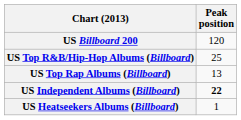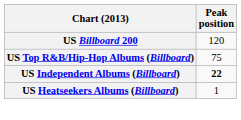(216, 57) 25 -> (216, 57) 75
- row: (100, 73)
